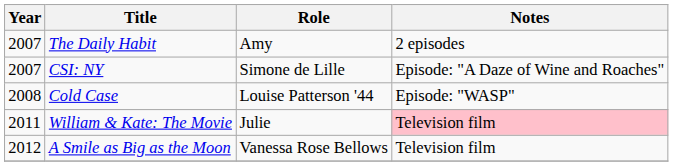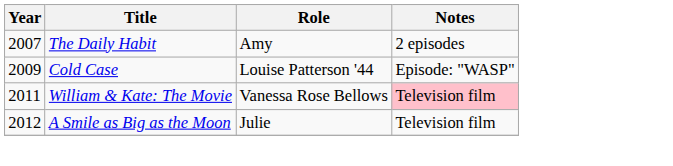- row: (76, 69)
(25, 95) 2008 -> (25, 69) 2009
(255, 122) Julie -> (314, 95) Vanessa Rose Bellows
(314, 148) Vanessa Rose Bellows -> (255, 122) Julie
